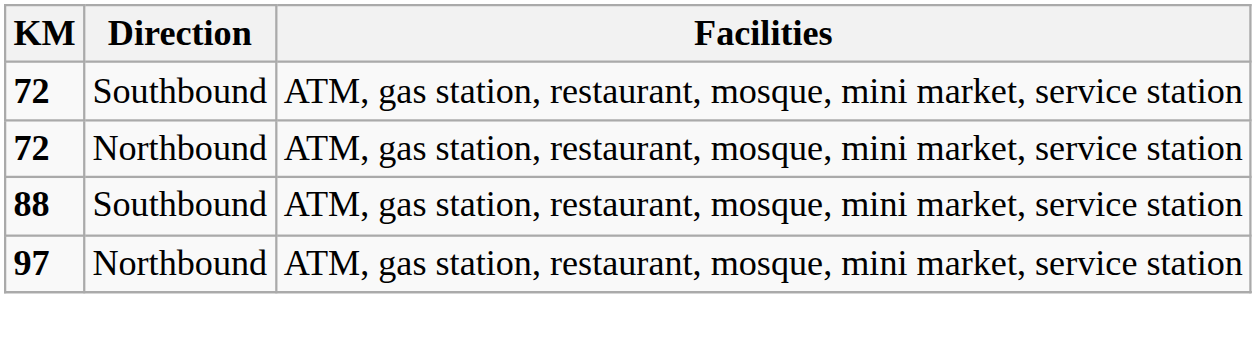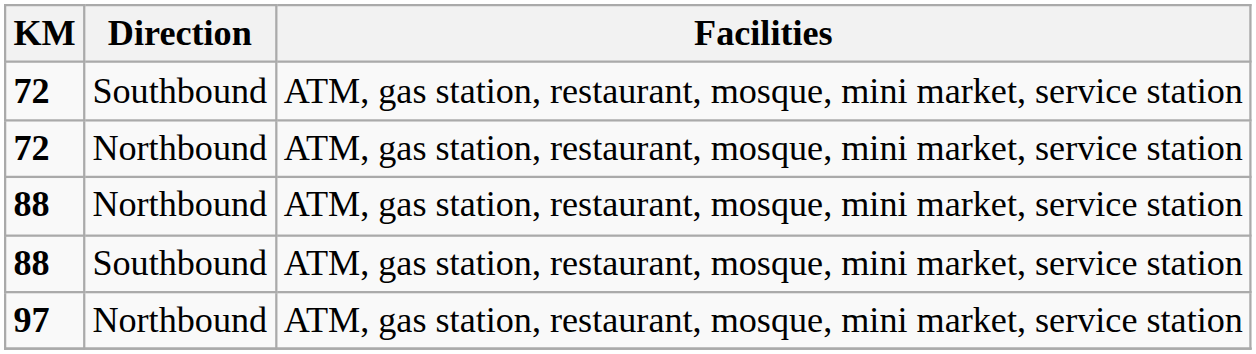+ row: (32, 205)
